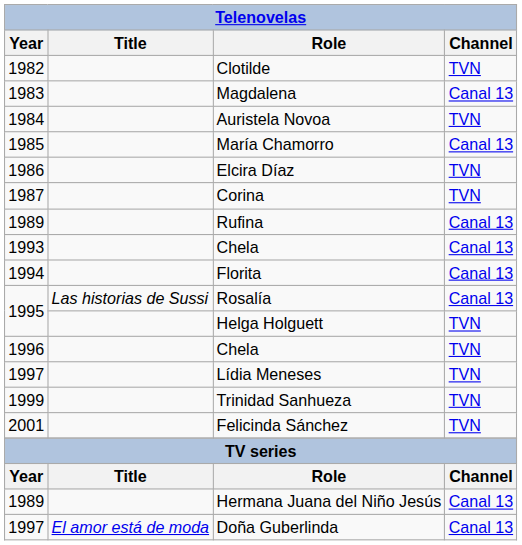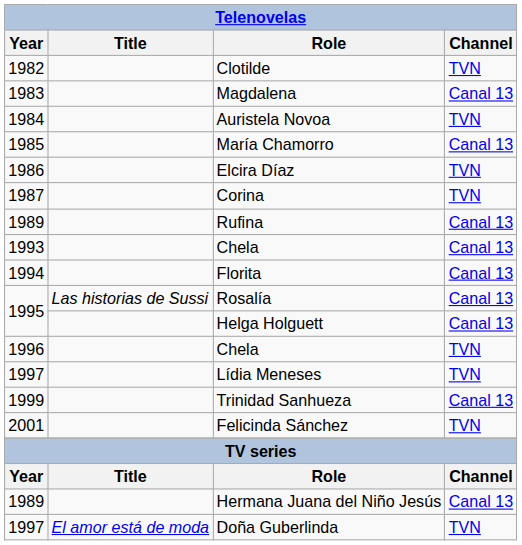(465, 324) TVN -> (481, 324) Canal 13
(465, 400) TVN -> (481, 400) Canal 13
(481, 528) Canal 13 -> (465, 528) TVN
